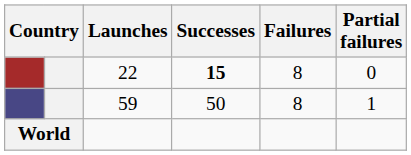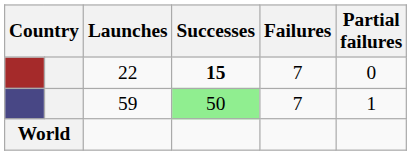(298, 72) 8 -> (298, 72) 7
(216, 103) no background -> (216, 103) lightgreen background
(298, 103) 8 -> (298, 103) 7
